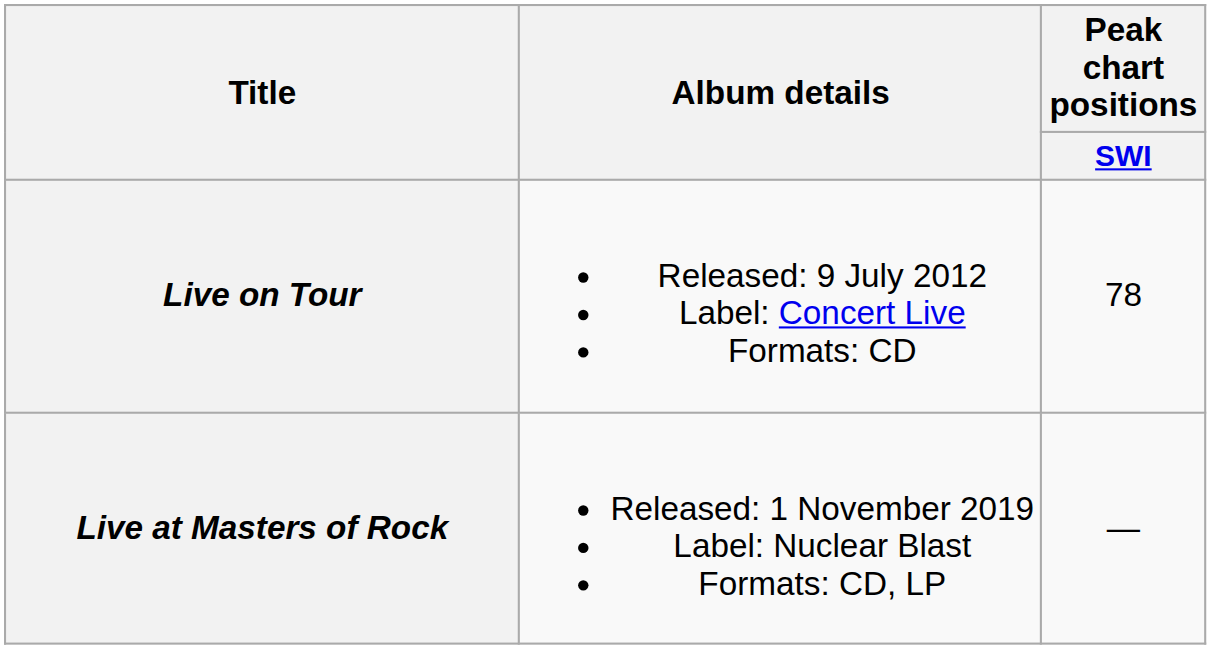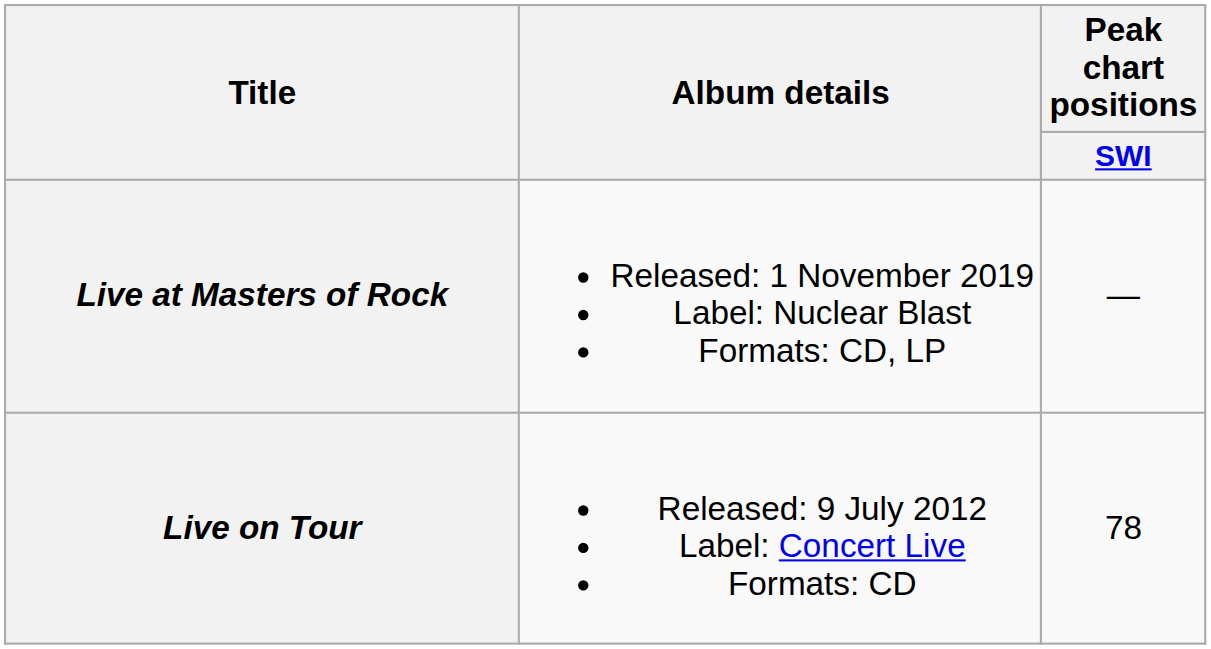rows swapped: (262, 295) <-> (262, 526)
